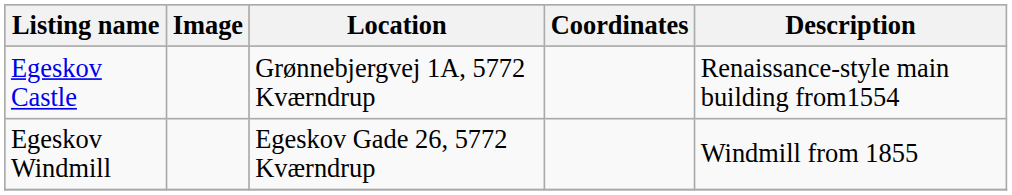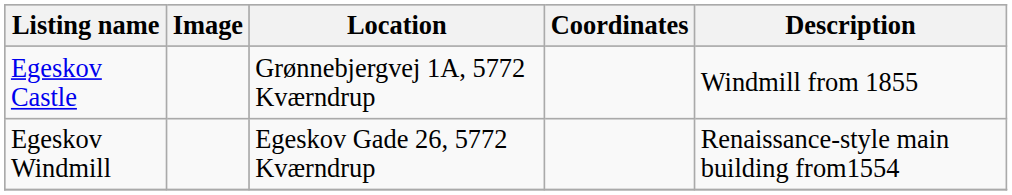(825, 82) Renaissance-style main building from1554 -> (809, 82) Windmill from 1855
(809, 153) Windmill from 1855 -> (825, 153) Renaissance-style main building from1554
